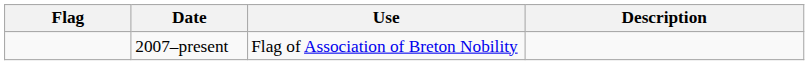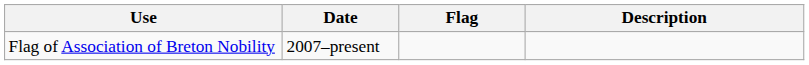columns swapped: (68, 18) <-> (386, 18)
